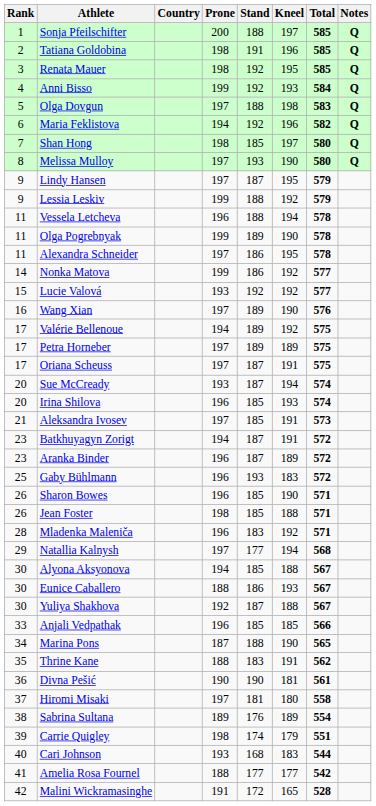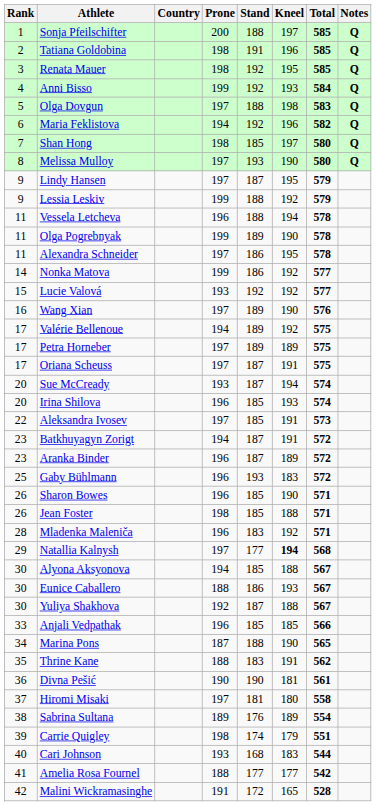(21, 421) 21 -> (21, 421) 22
(289, 550) normal -> (289, 550) bold
